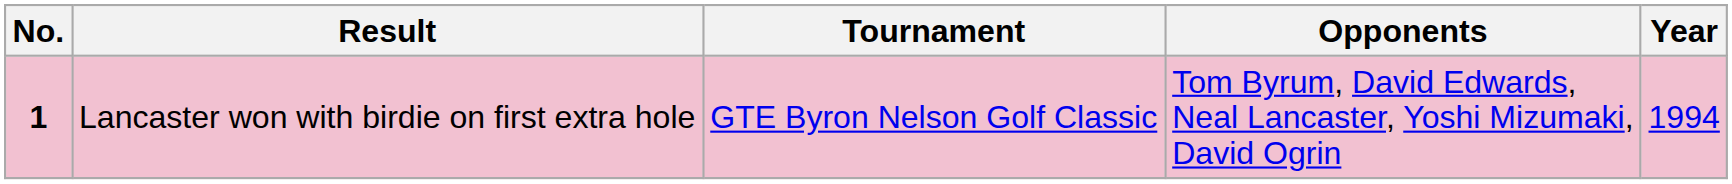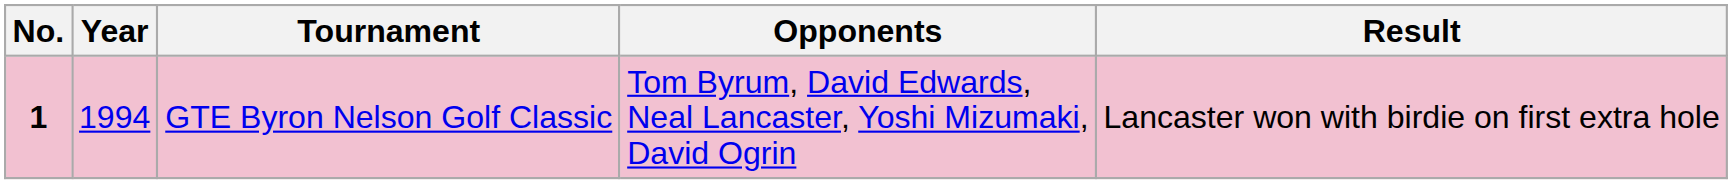columns swapped: (1684, 31) <-> (387, 31)
